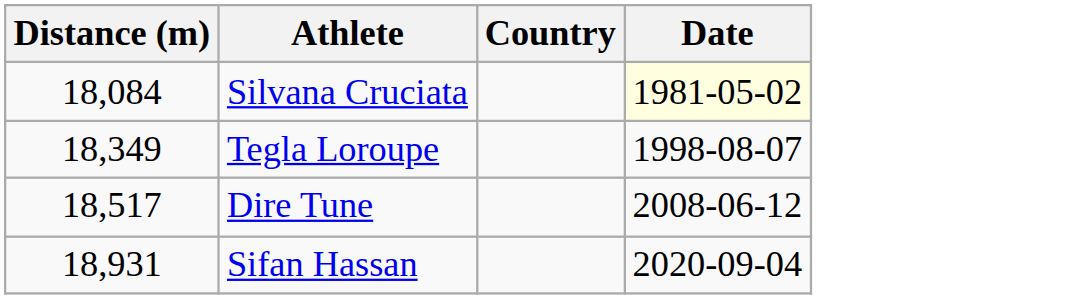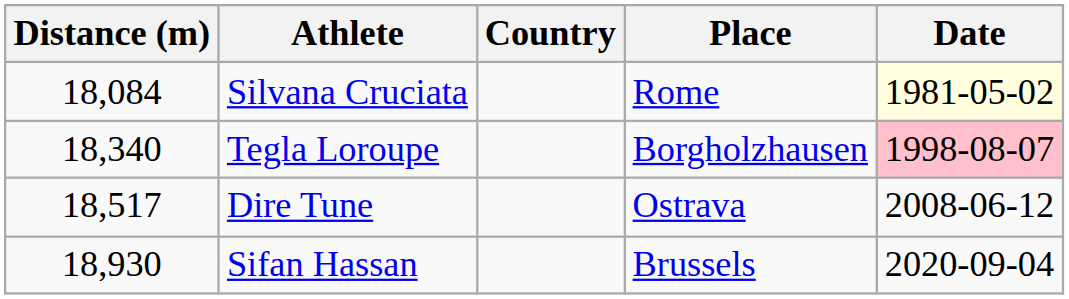+ column: (750, 33)
(112, 148) 18,349 -> (112, 148) 18,340
(717, 148) no background -> (969, 148) pink background
(112, 263) 18,931 -> (112, 263) 18,930
